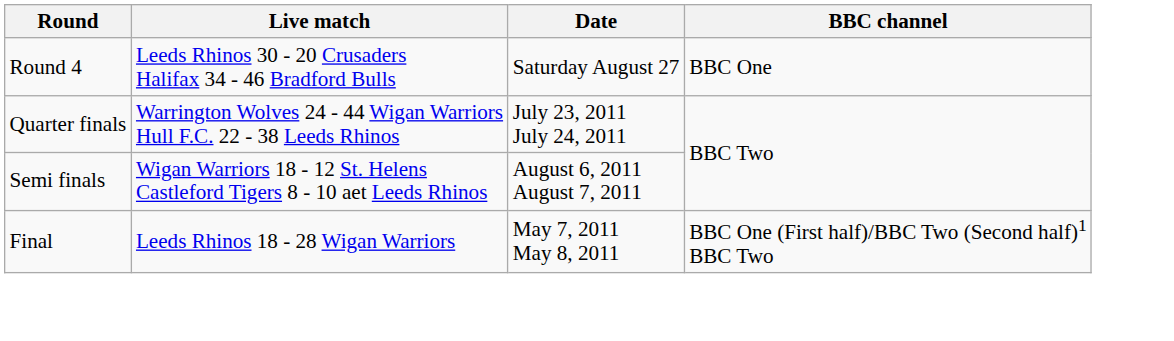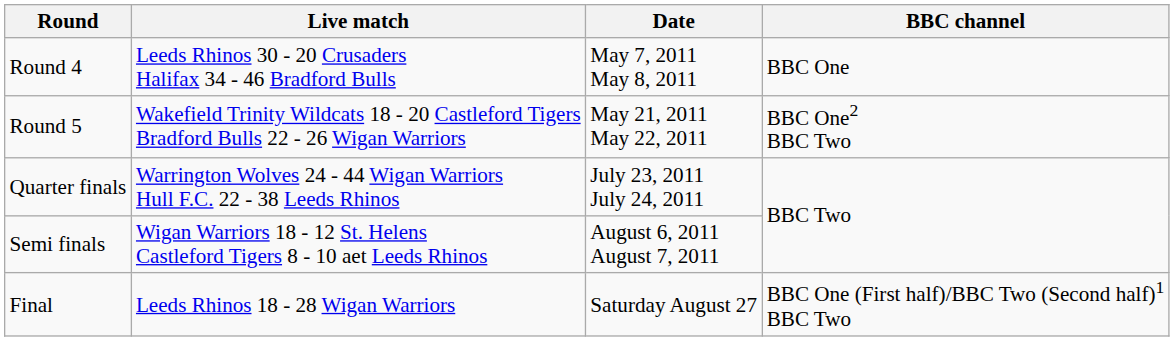(596, 66) Saturday August 27 -> (644, 66) May 7, 2011 May 8, 2011
+ row: (46, 126)
(566, 241) May 7, 2011 May 8, 2011 -> (674, 304) Saturday August 27
